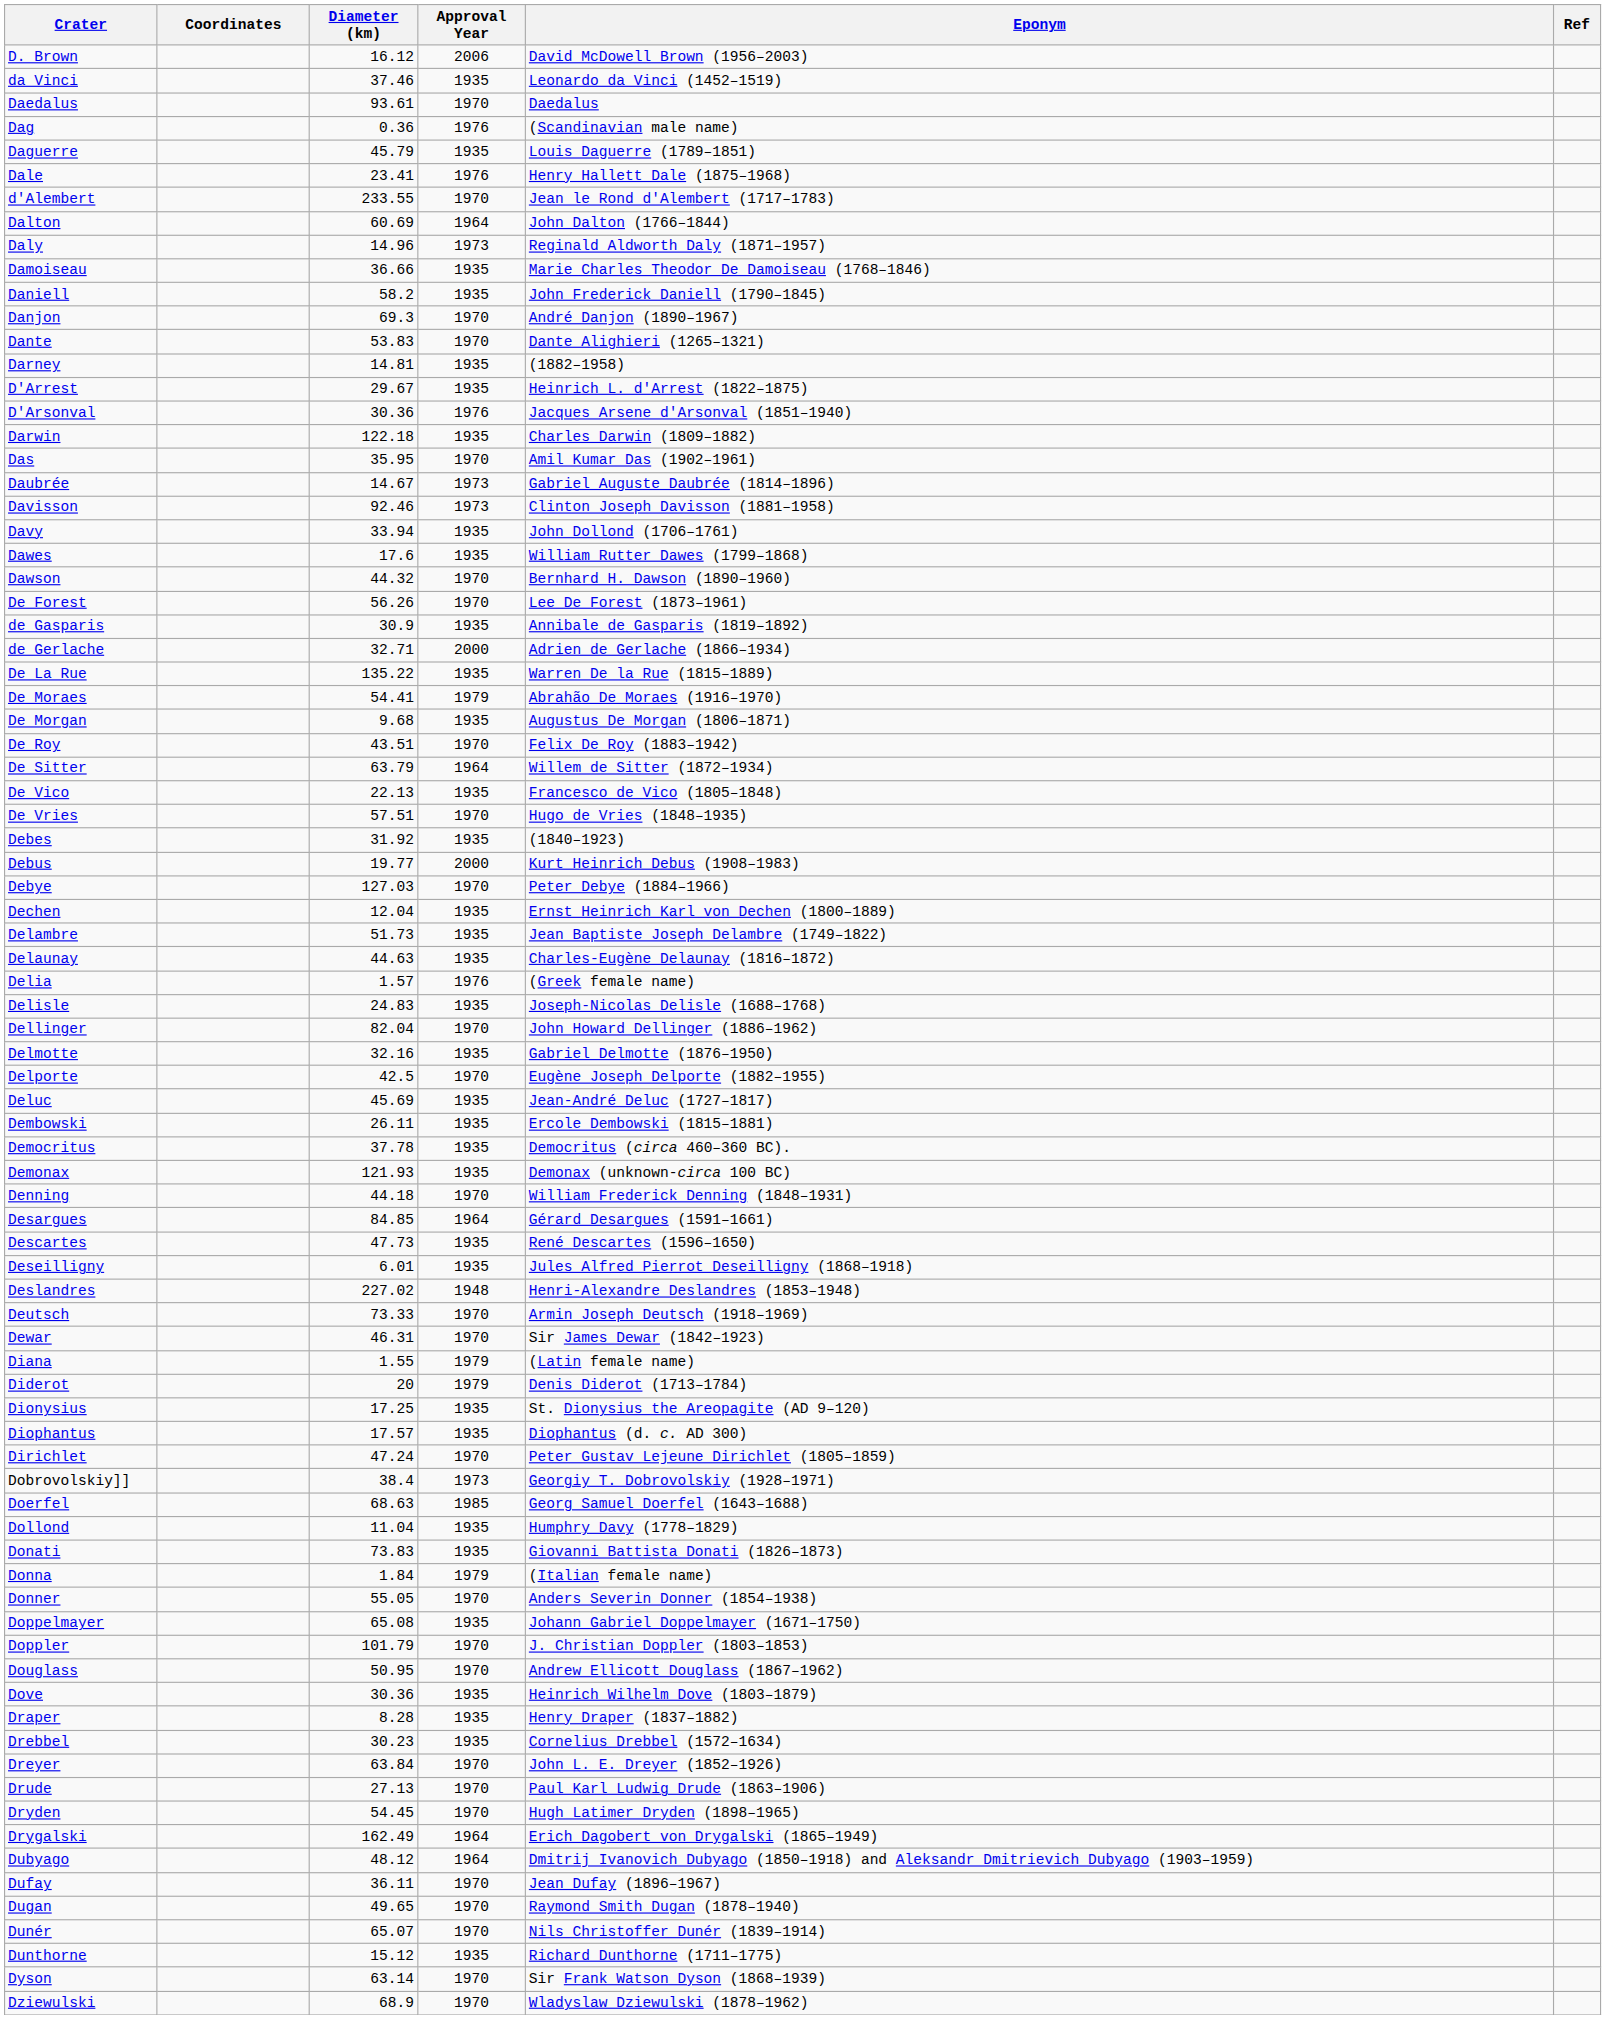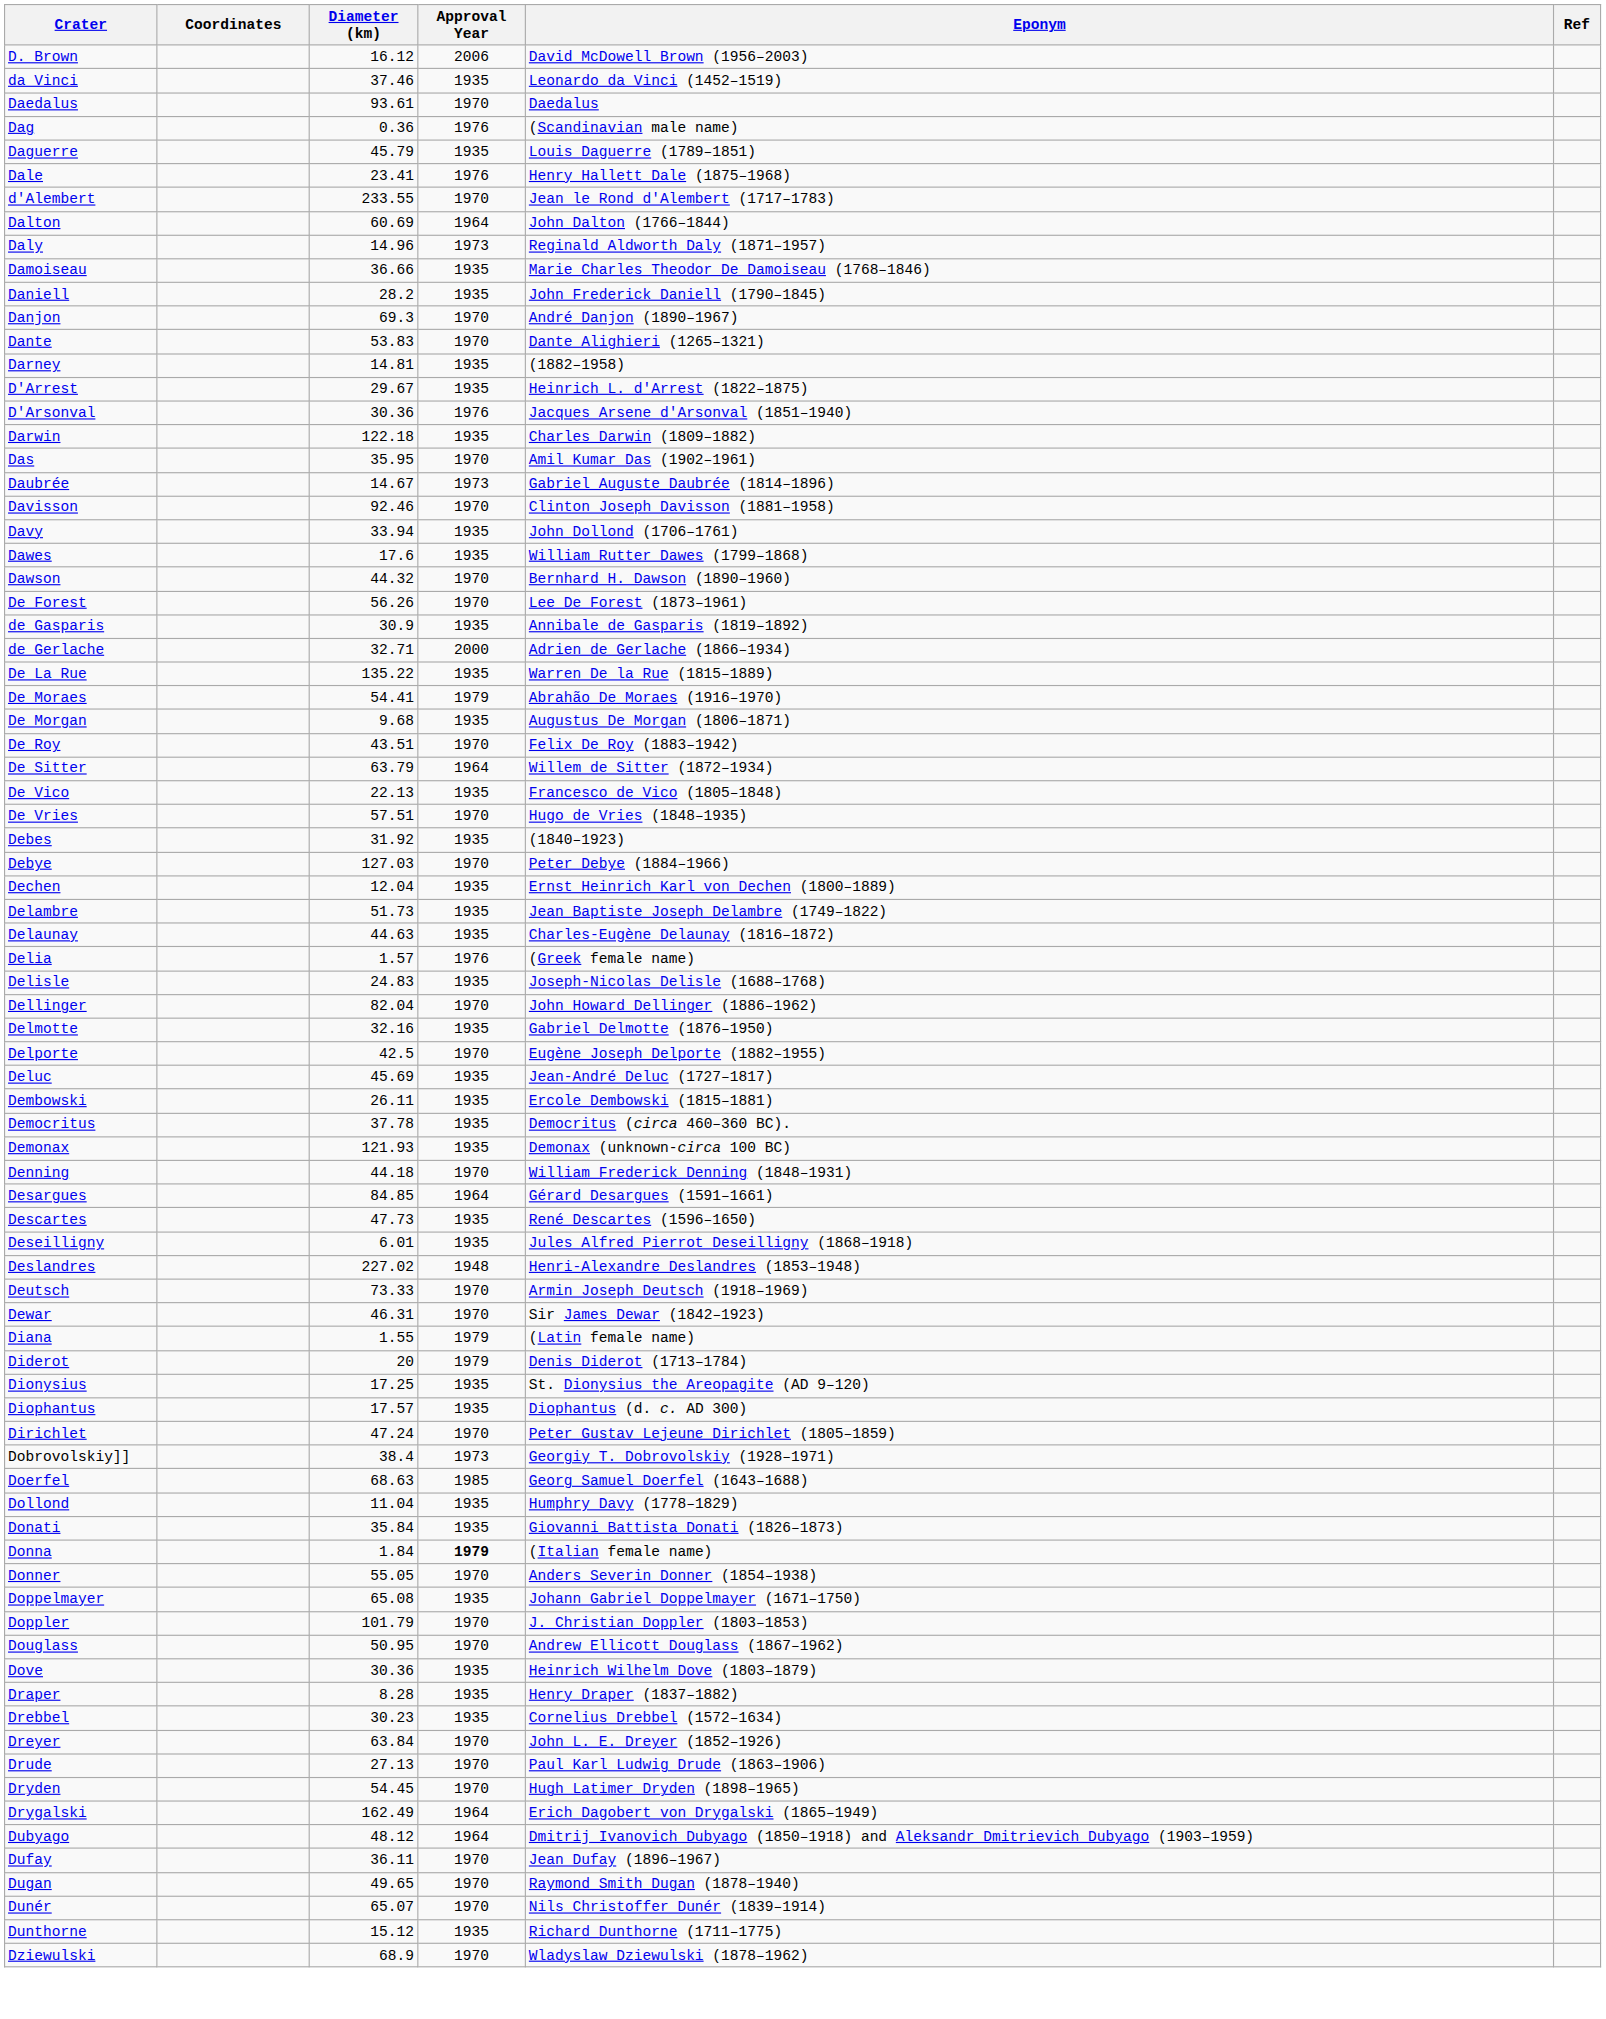(397, 294) 58.2 -> (397, 294) 28.2
(471, 508) 1973 -> (471, 508) 1970
- row: (30, 864)
(392, 1552) 73.83 -> (392, 1528) 35.84
(471, 1576) normal -> (471, 1552) bold
- row: (30, 1979)
